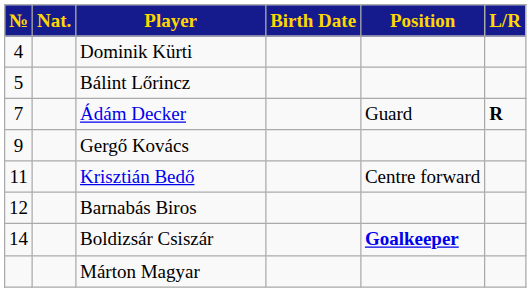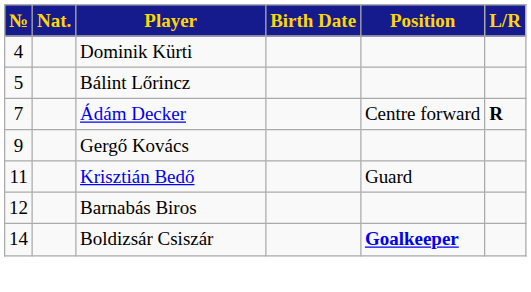(389, 114) Guard -> (423, 114) Centre forward
(423, 176) Centre forward -> (389, 176) Guard
- row: (140, 270)
